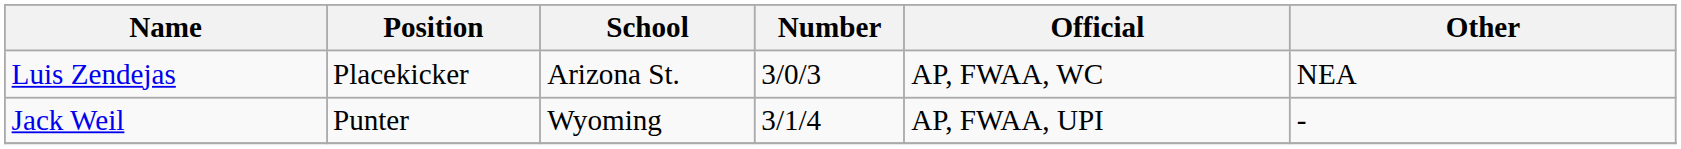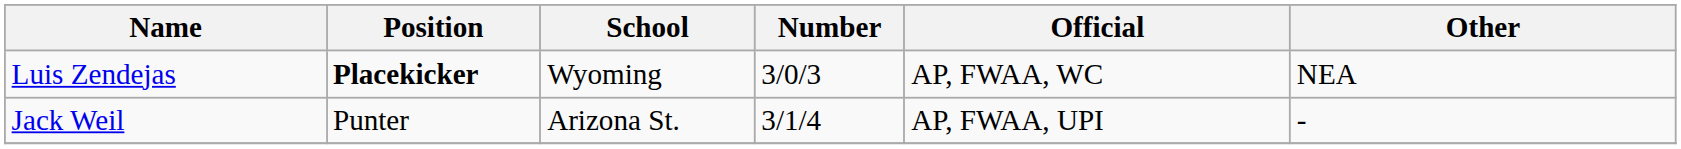(401, 73) normal -> (406, 73) bold
(613, 73) Arizona St. -> (604, 73) Wyoming
(604, 119) Wyoming -> (613, 119) Arizona St.
